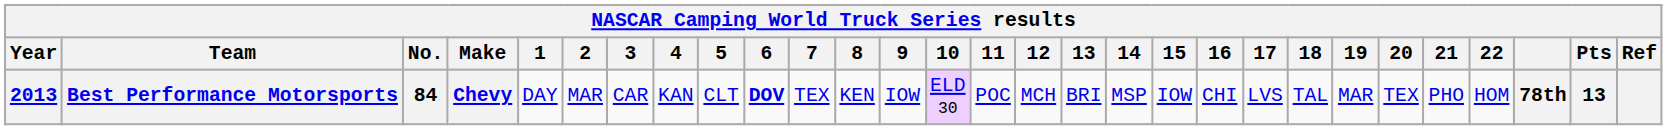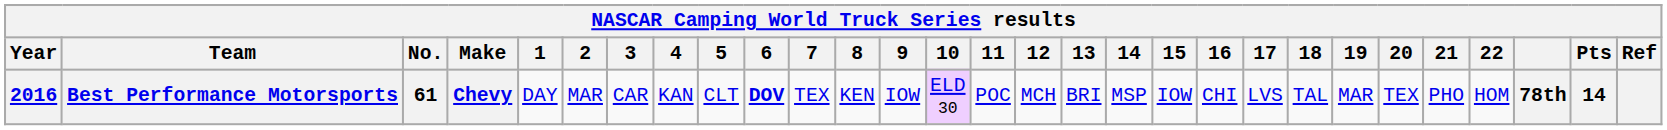(34, 96) 2013 -> (34, 96) 2016
(426, 96) 84 -> (426, 96) 61
(1594, 96) 13 -> (1594, 96) 14
